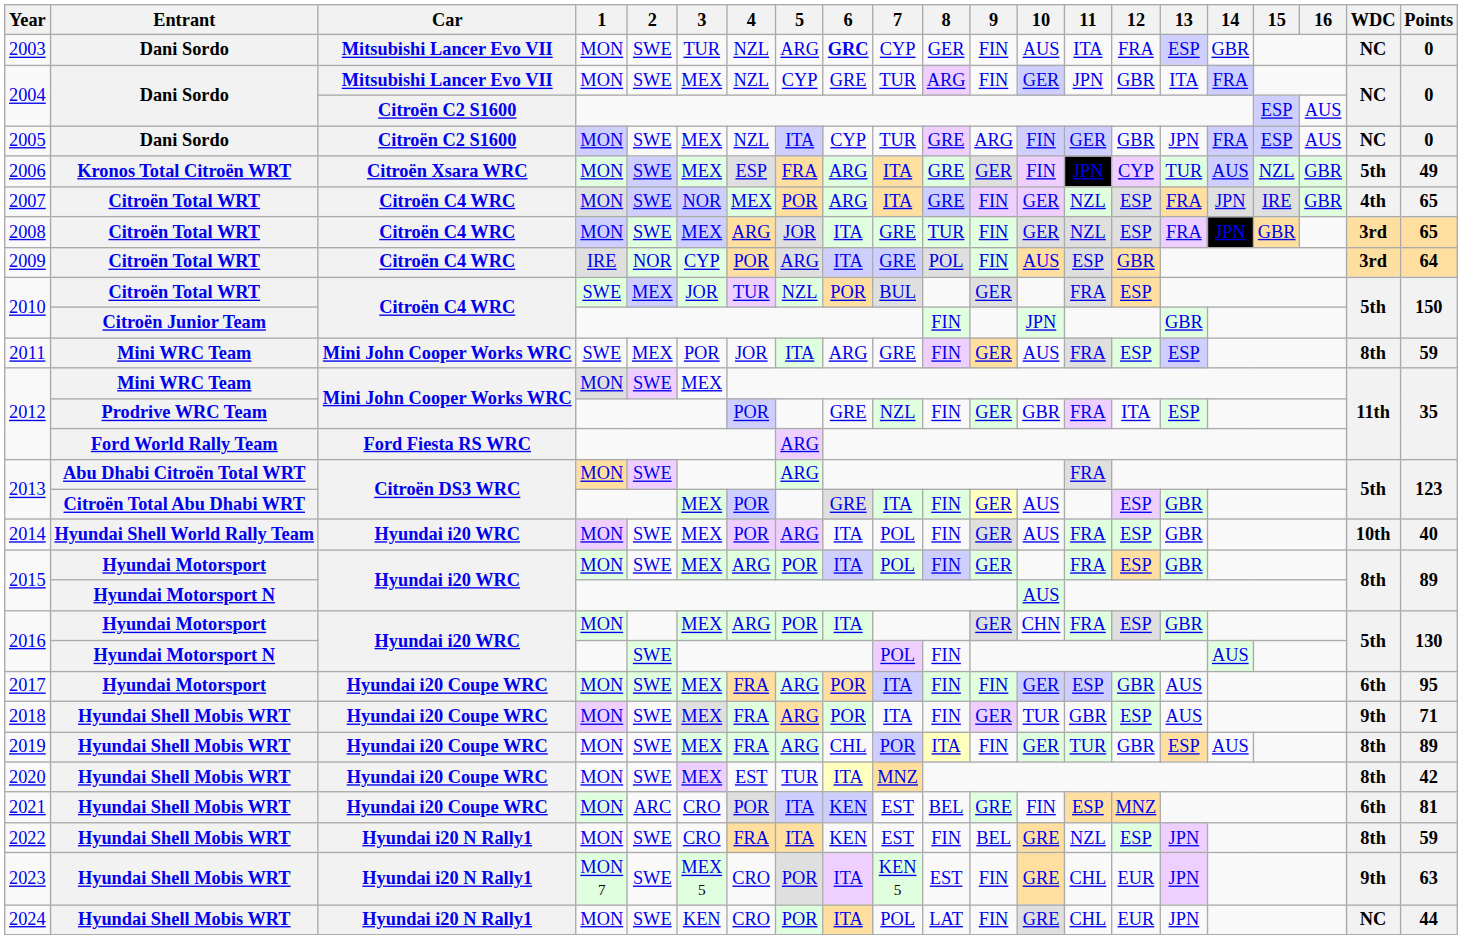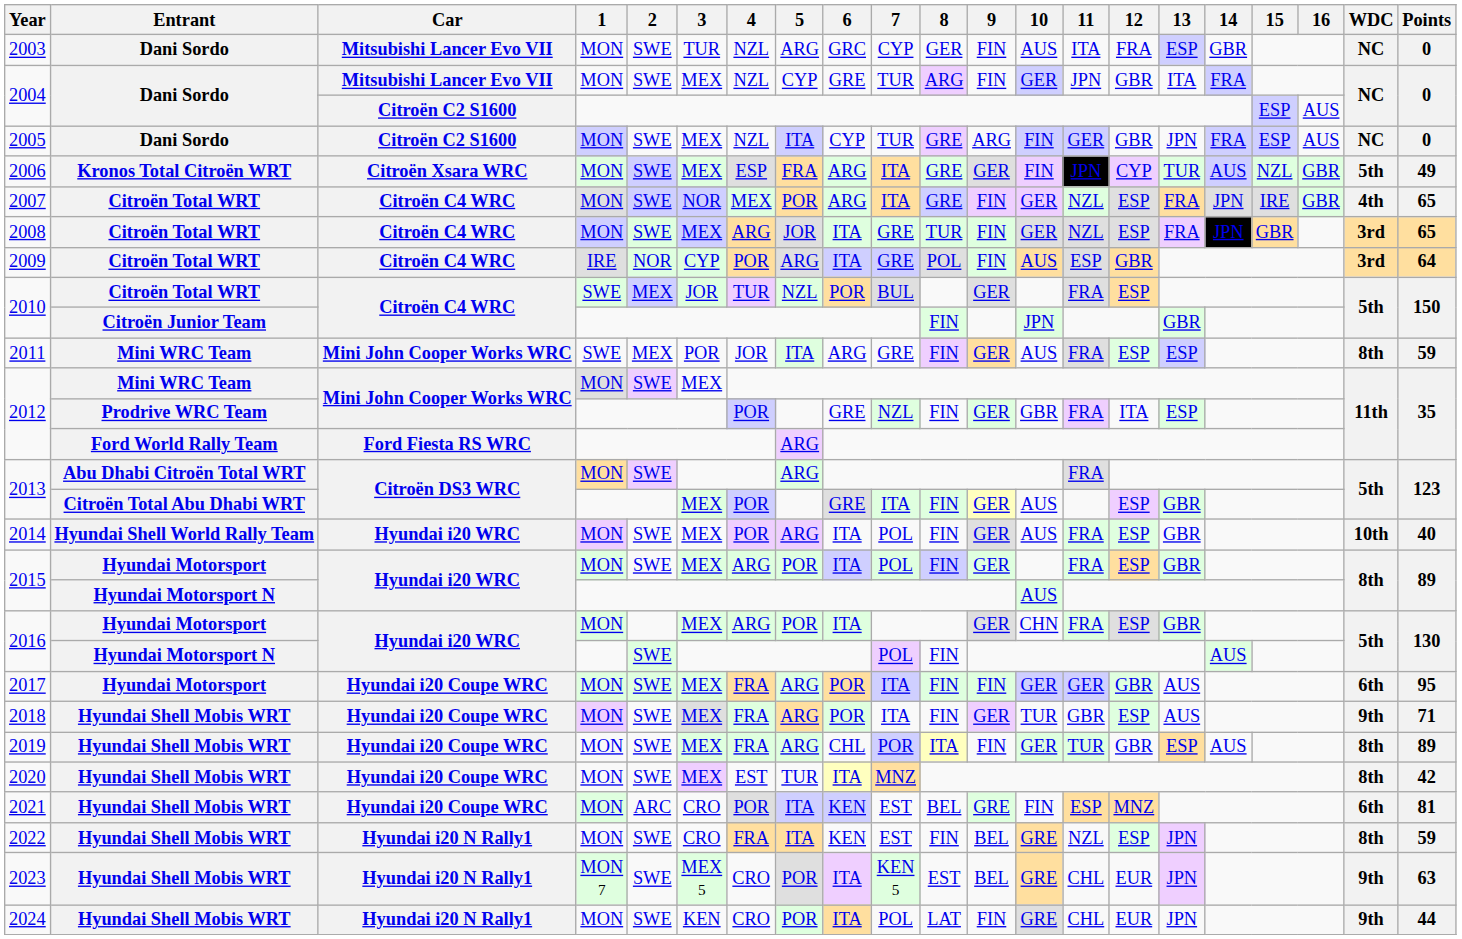(848, 49) bold -> (847, 49) normal
(1088, 685) ESP -> (1086, 685) GER
(994, 878) FIN -> (992, 878) BEL
(1373, 919) NC -> (1371, 919) 9th
